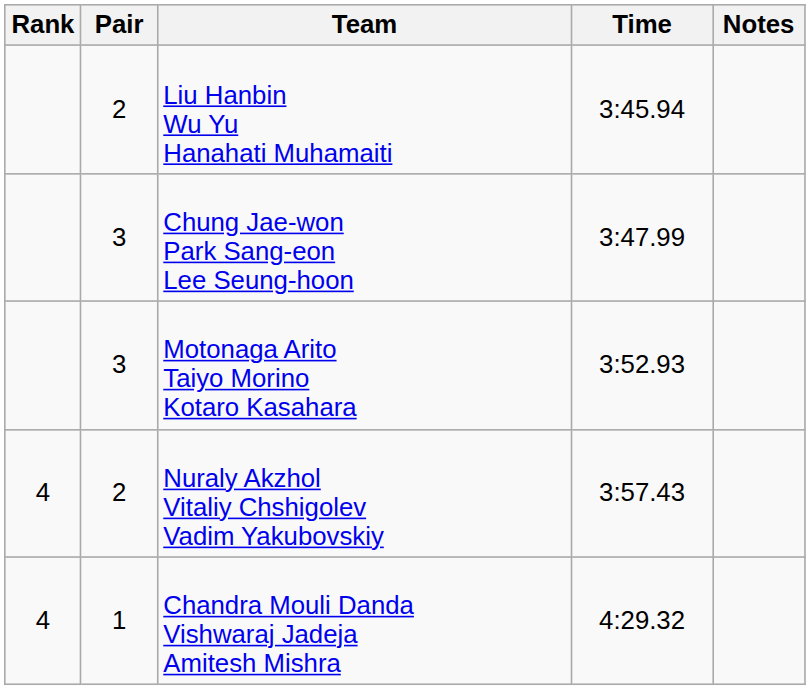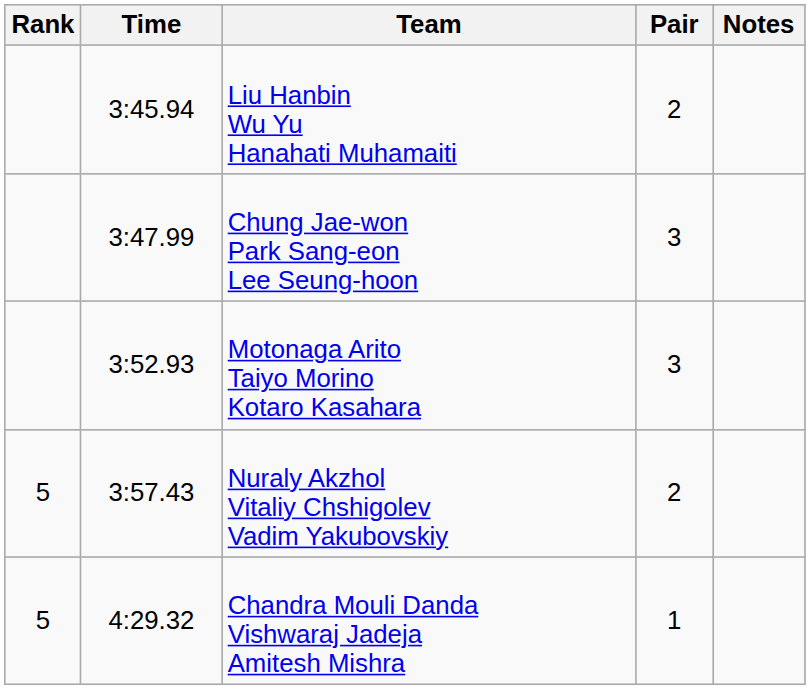columns swapped: (119, 24) <-> (642, 24)
(43, 492) 4 -> (43, 492) 5
(43, 620) 4 -> (43, 620) 5
